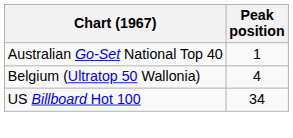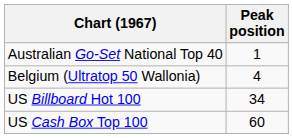+ row: (78, 122)
